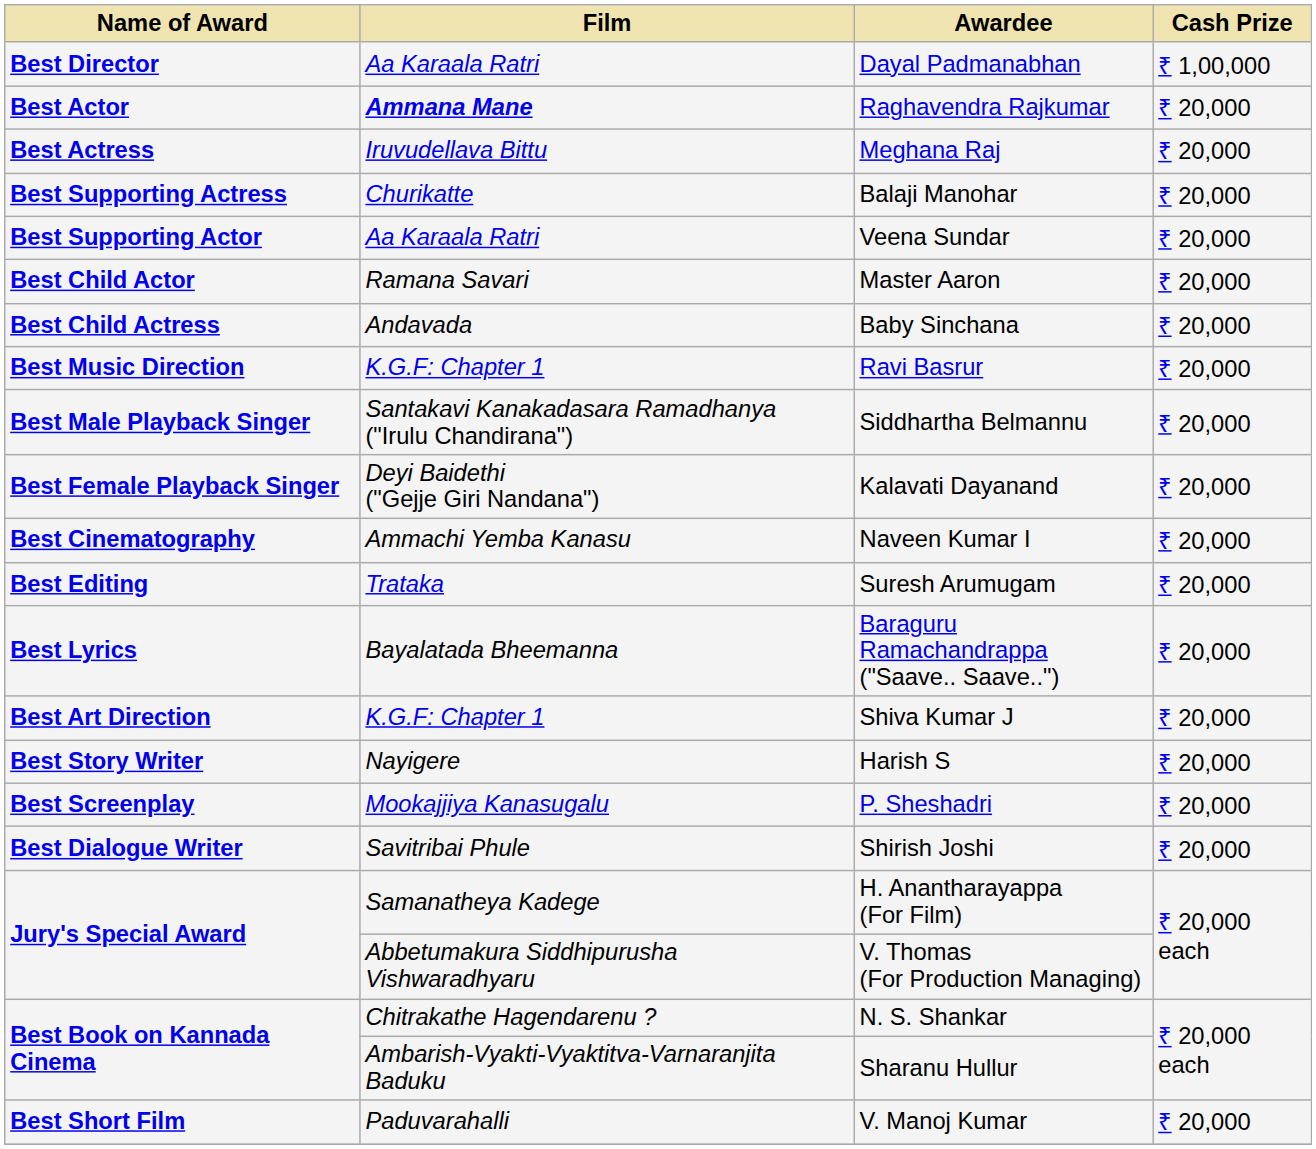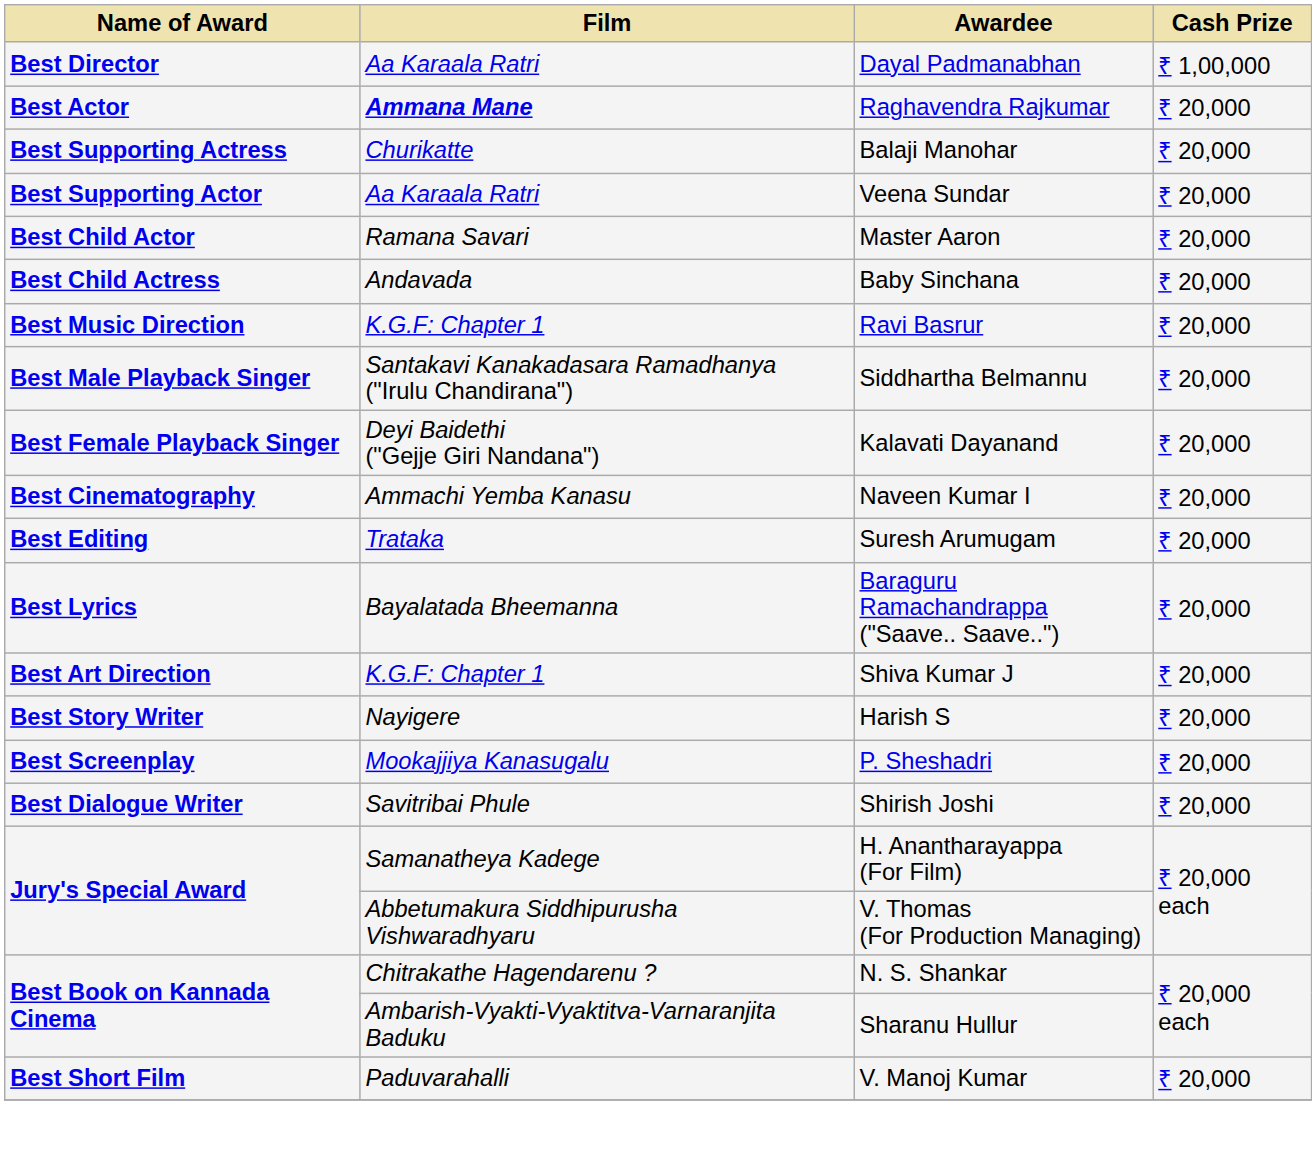- row: (930, 150)
